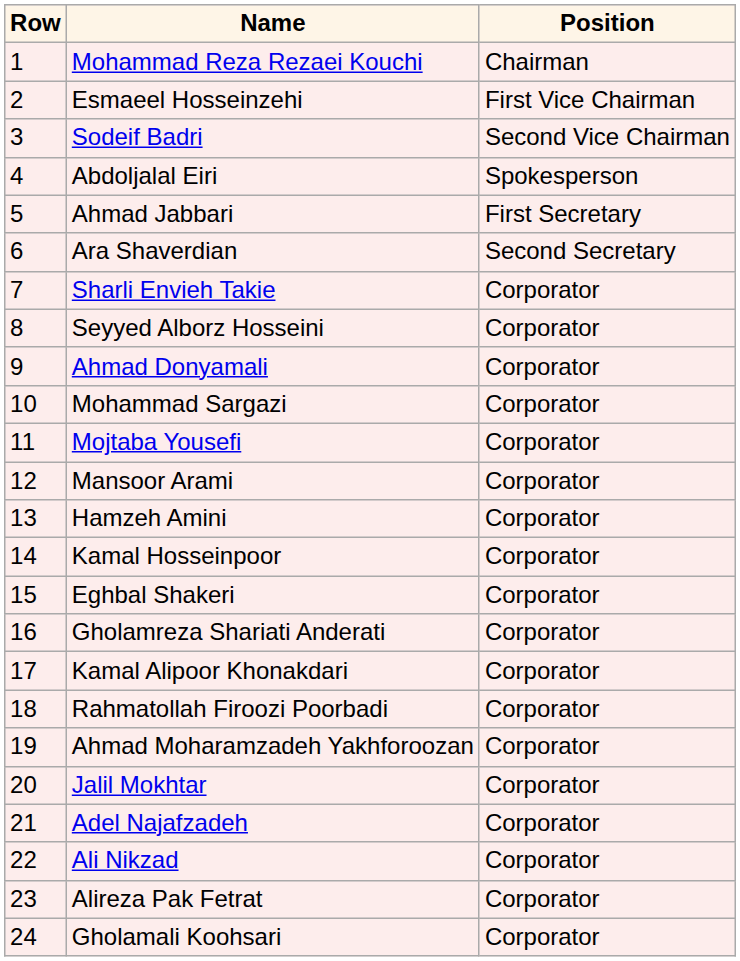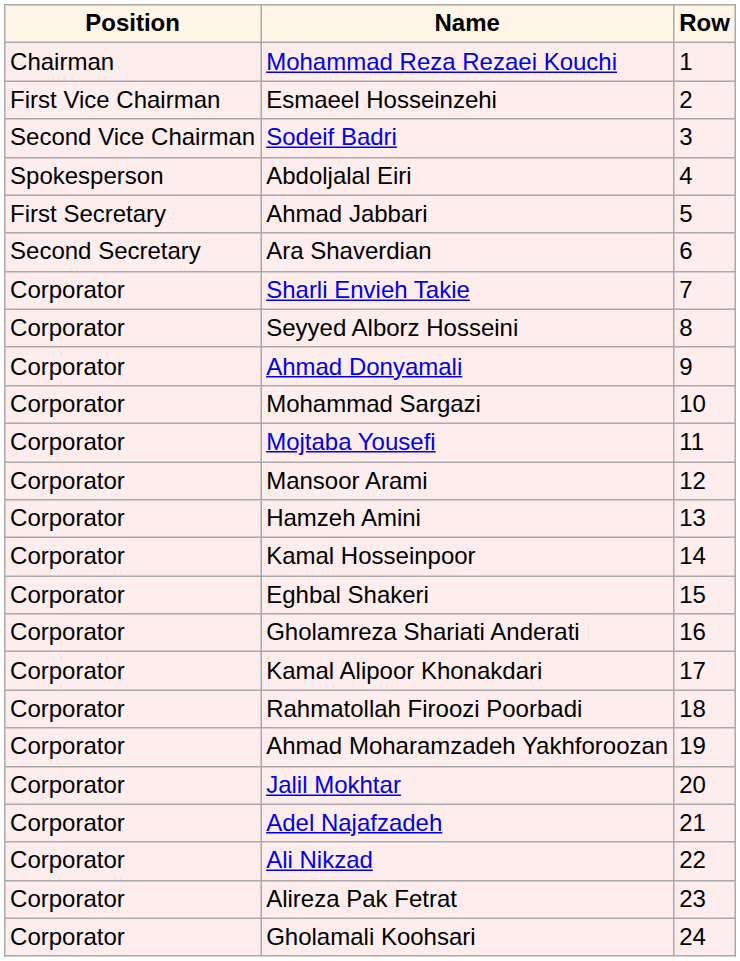columns swapped: (35, 23) <-> (607, 23)
